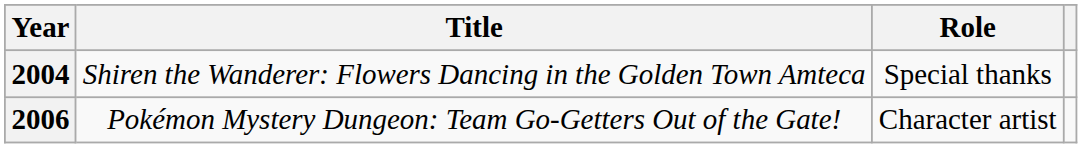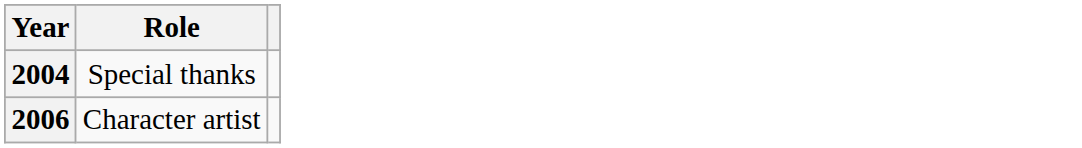- column: (474, 27)
